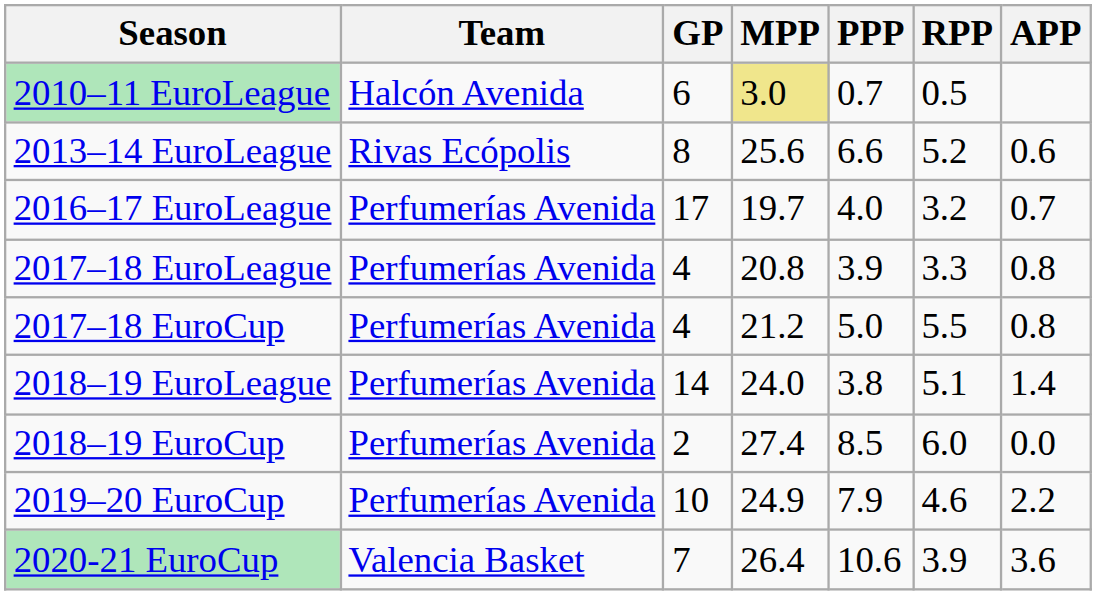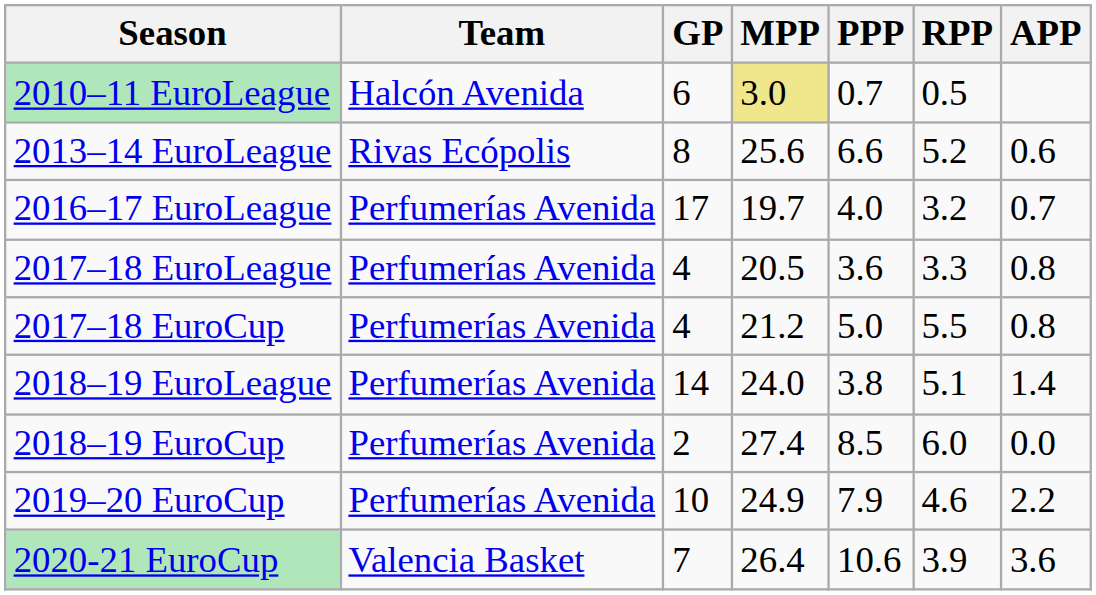(773, 267) 20.8 -> (773, 267) 20.5
(860, 267) 3.9 -> (860, 267) 3.6
